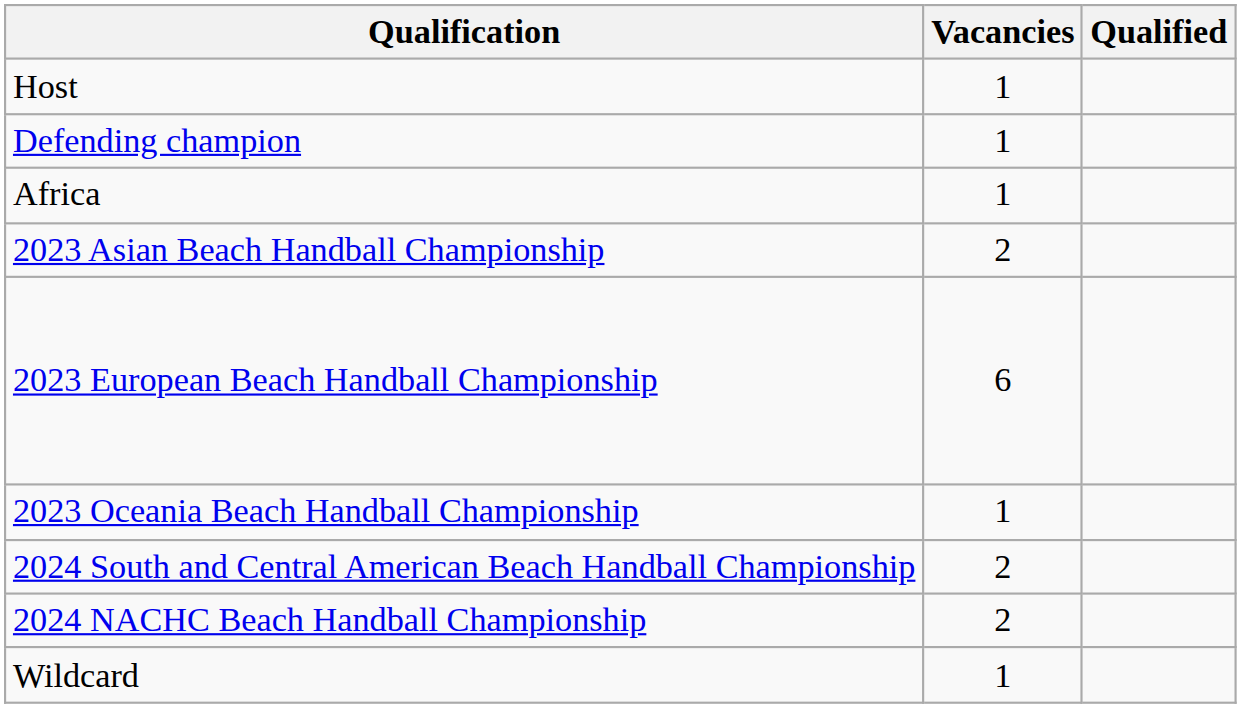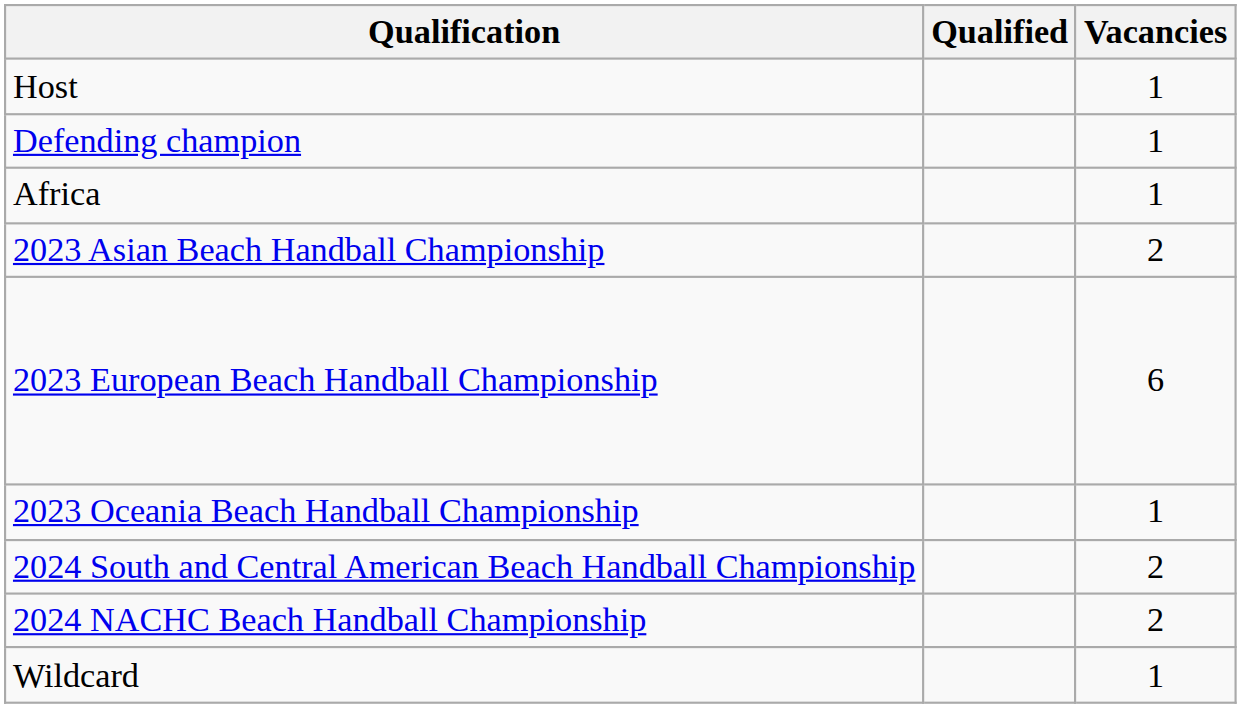columns swapped: (1003, 31) <-> (1159, 31)
